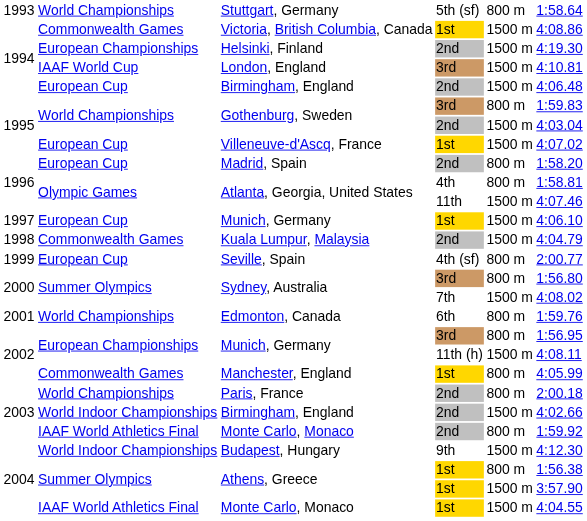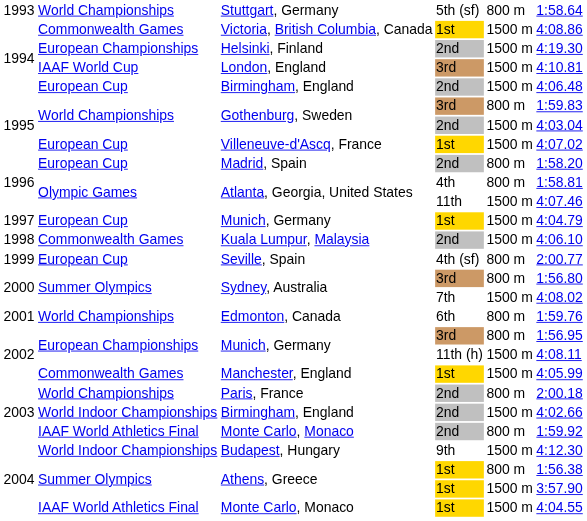(560, 221) 4:06.10 -> (560, 221) 4:04.79
(560, 240) 4:04.79 -> (560, 240) 4:06.10
(506, 374) 800 m -> (510, 374) 1500 m
